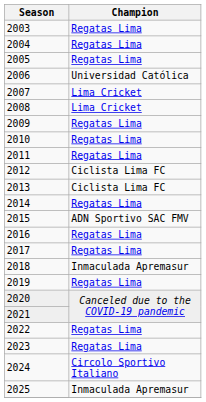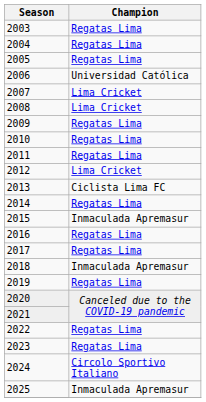(118, 171) Ciclista Lima FC -> (107, 171) Lima Cricket
(130, 219) ADN Sportivo SAC FMV -> (130, 219) Inmaculada Apremasur
